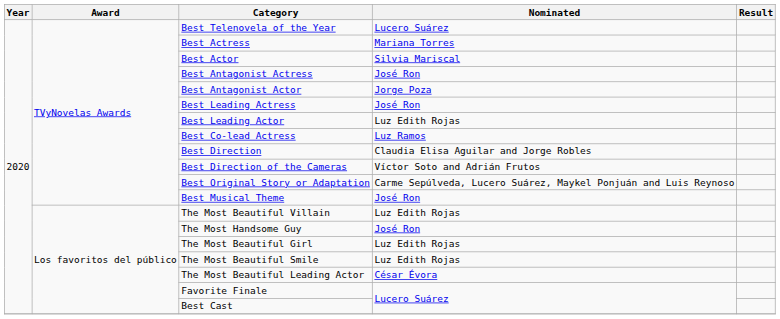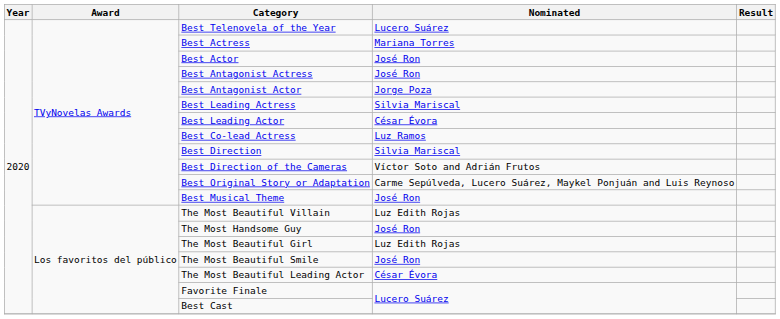(417, 58) Silvia Mariscal -> (397, 58) José Ron
(397, 105) José Ron -> (417, 105) Silvia Mariscal
(417, 120) Luz Edith Rojas -> (406, 120) César Évora
(483, 151) Claudia Elisa Aguilar and Jorge Robles -> (417, 151) Silvia Mariscal
(417, 260) Luz Edith Rojas -> (397, 260) José Ron
